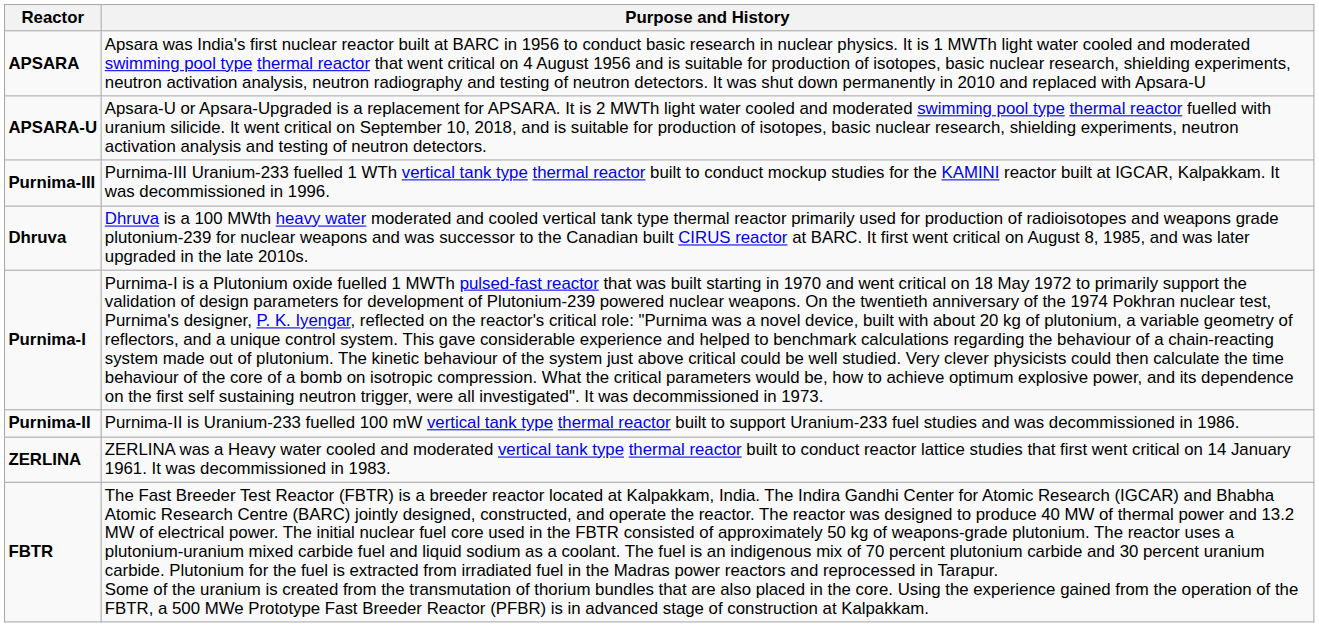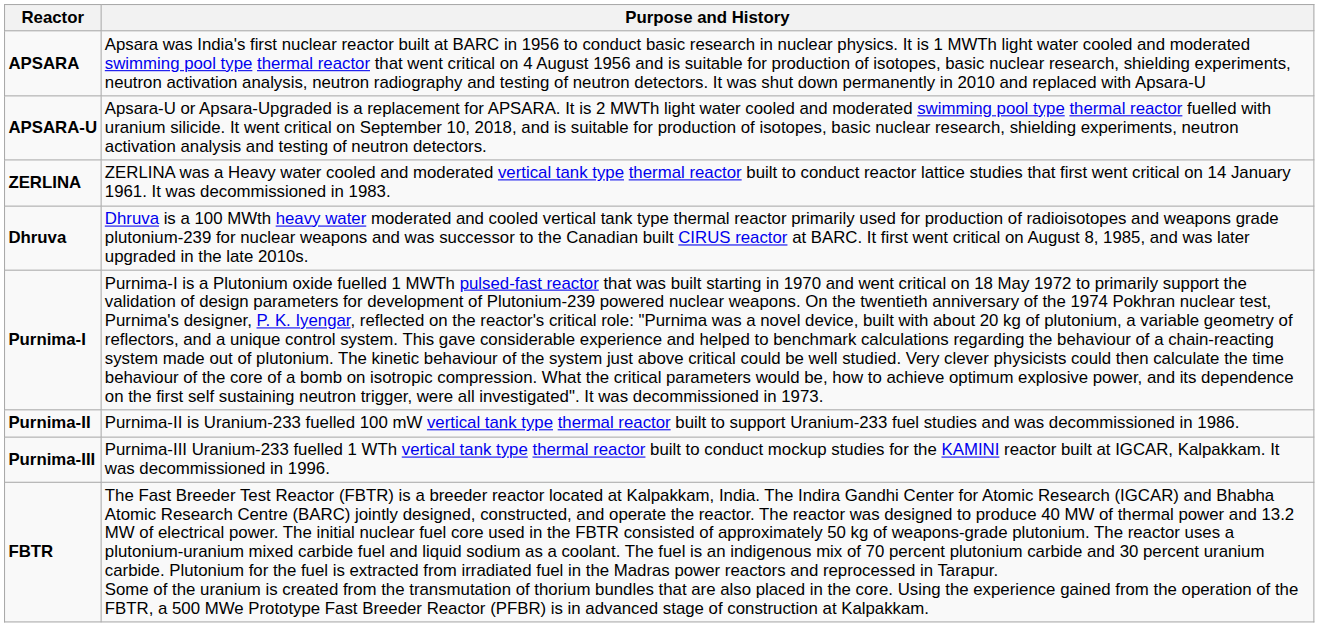rows swapped: (45, 459) <-> (52, 182)
